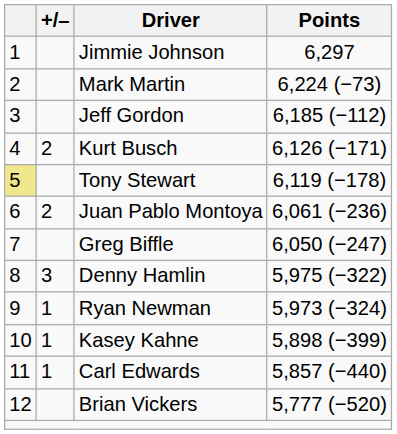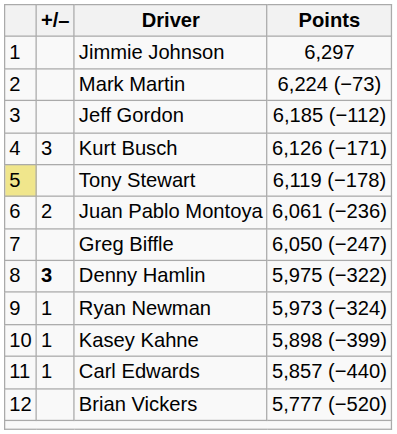(47, 148) 2 -> (47, 148) 3
(47, 276) normal -> (47, 276) bold
